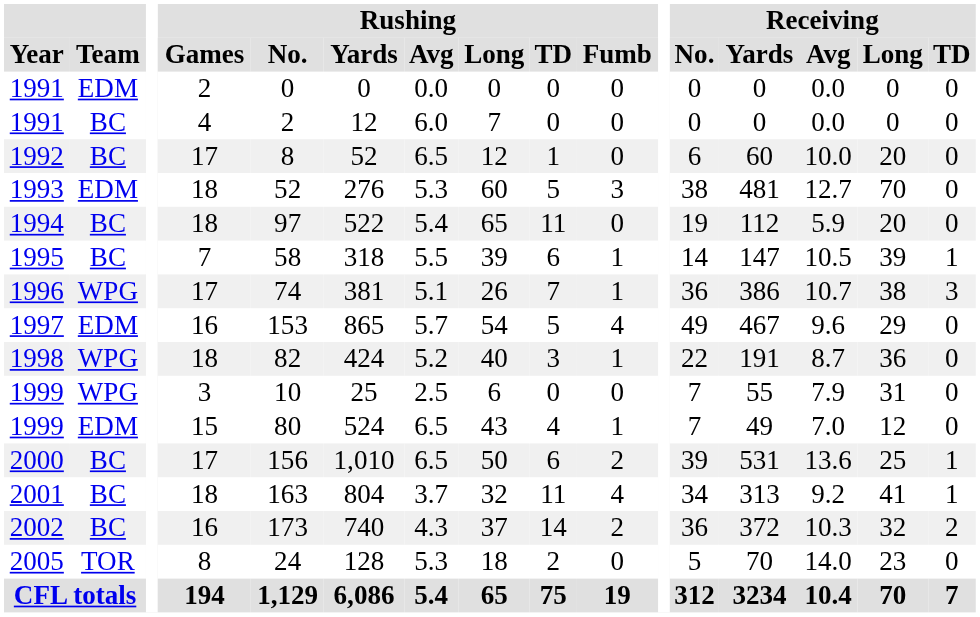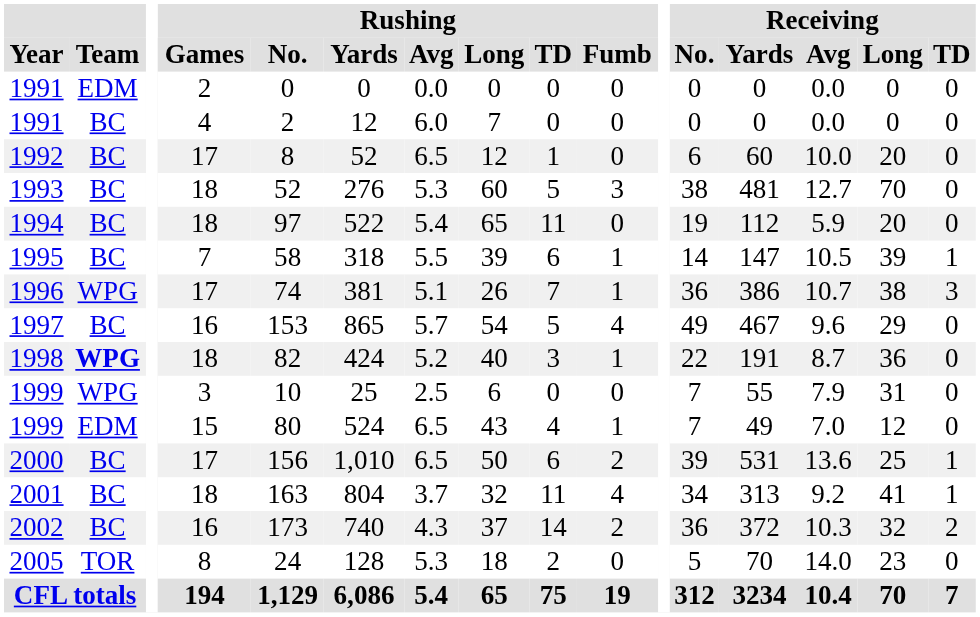(108, 189) EDM -> (108, 189) BC
(108, 324) EDM -> (108, 324) BC
(108, 358) normal -> (108, 358) bold
